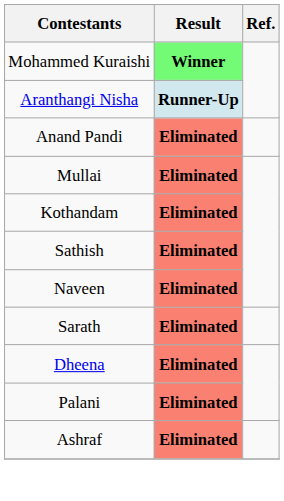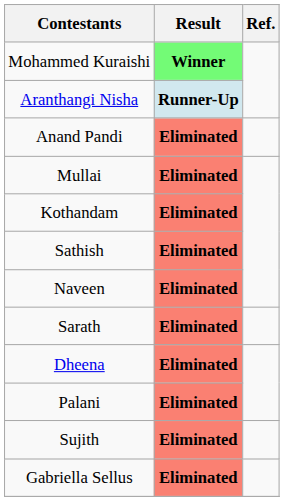+ row: (79, 440)
+ row: (79, 477)
- row: (79, 440)
